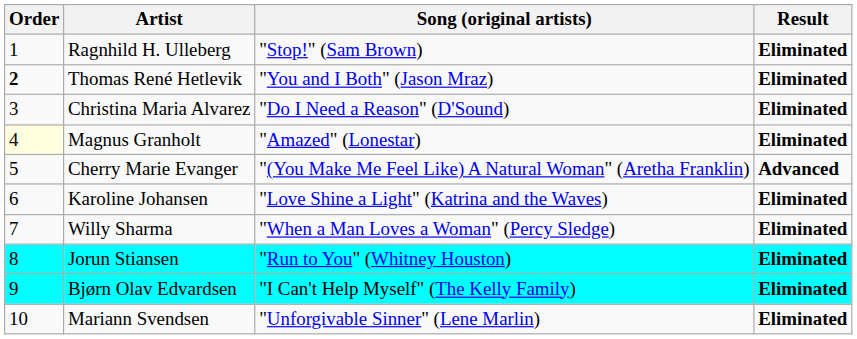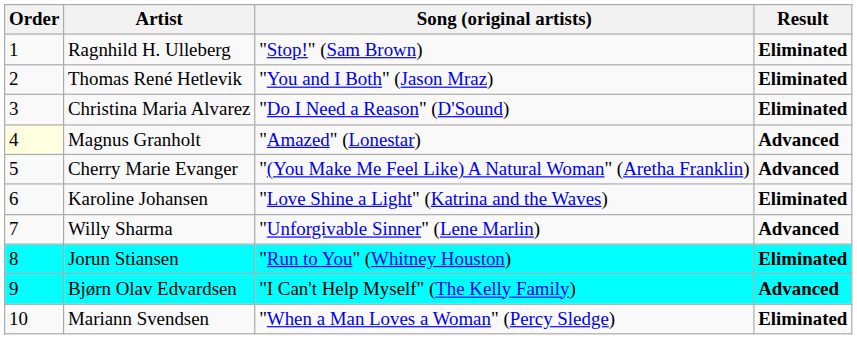(14, 79) bold -> (14, 79) normal
(803, 139) Eliminated -> (799, 139) Advanced
(437, 229) "When a Man Loves a Woman" (Percy Sledge) -> (400, 229) "Unforgivable Sinner" (Lene Marlin)
(803, 229) Eliminated -> (799, 229) Advanced
(803, 288) Eliminated -> (799, 288) Advanced
(400, 318) "Unforgivable Sinner" (Lene Marlin) -> (437, 318) "When a Man Loves a Woman" (Percy Sledge)
